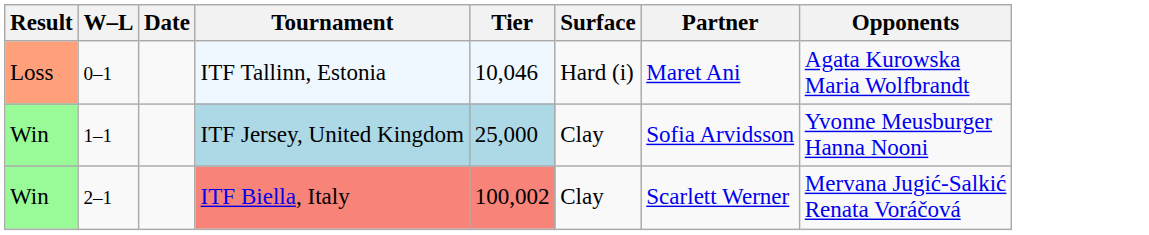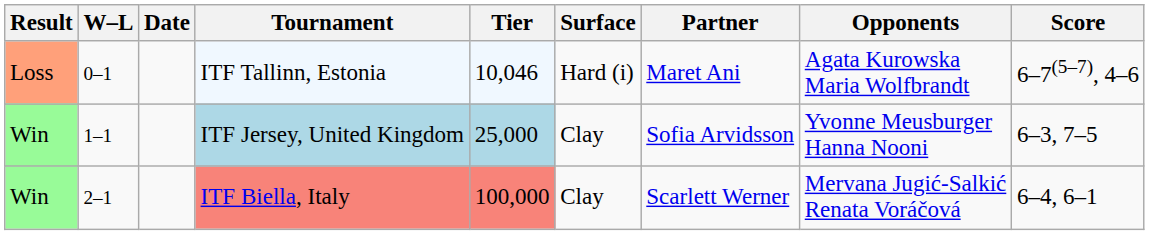+ column: (1078, 22)
(512, 197) 100,002 -> (512, 197) 100,000
